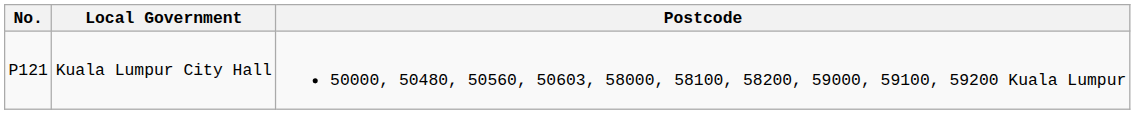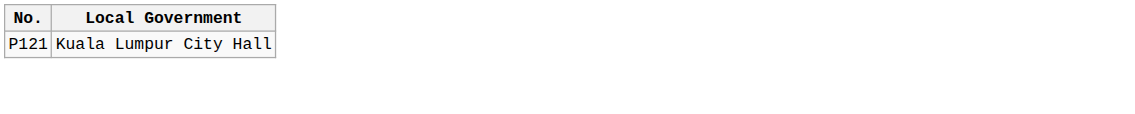- column: (703, 18)
